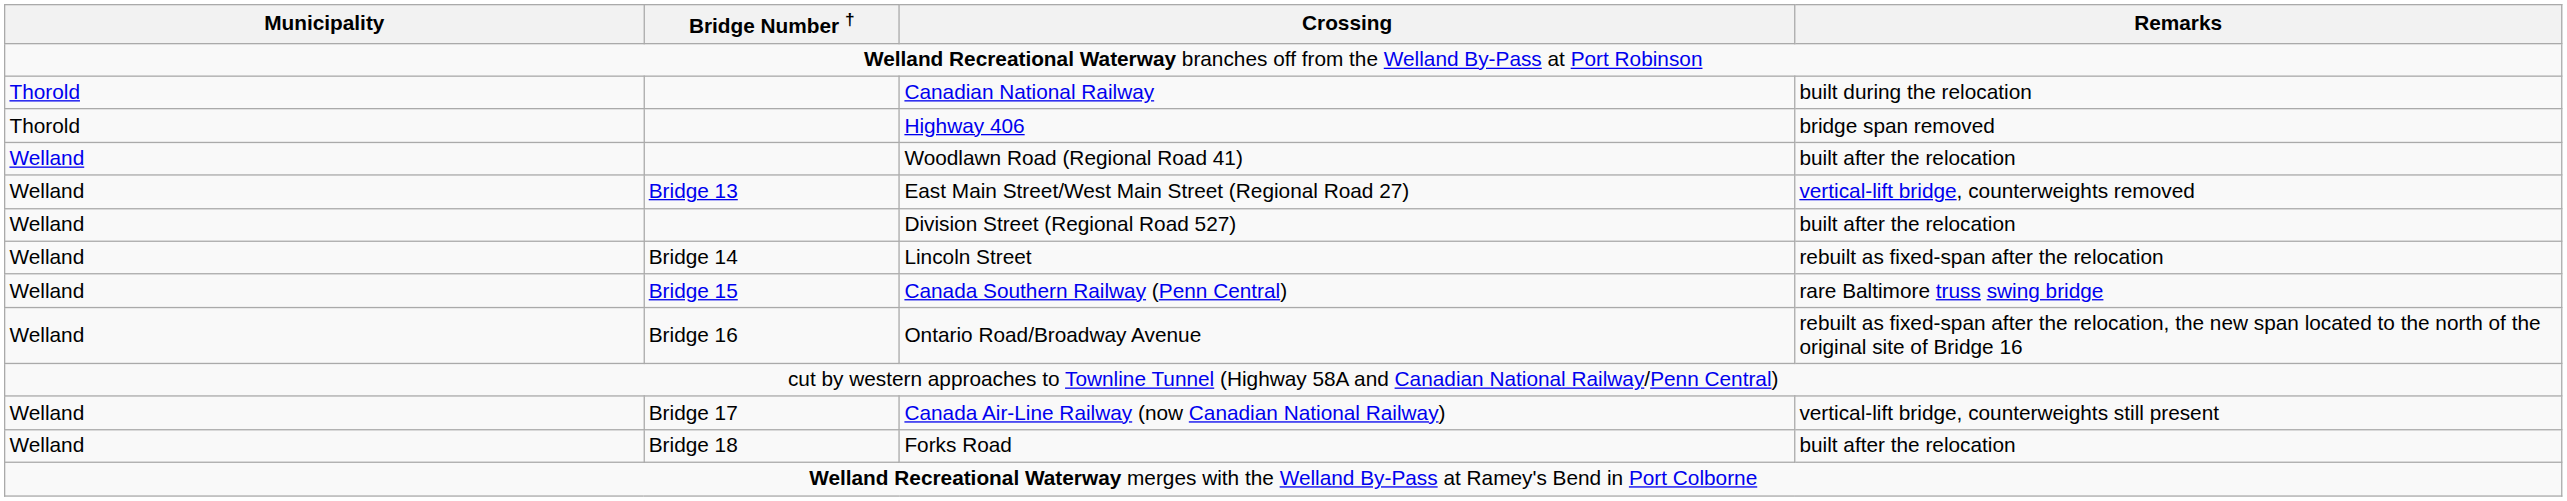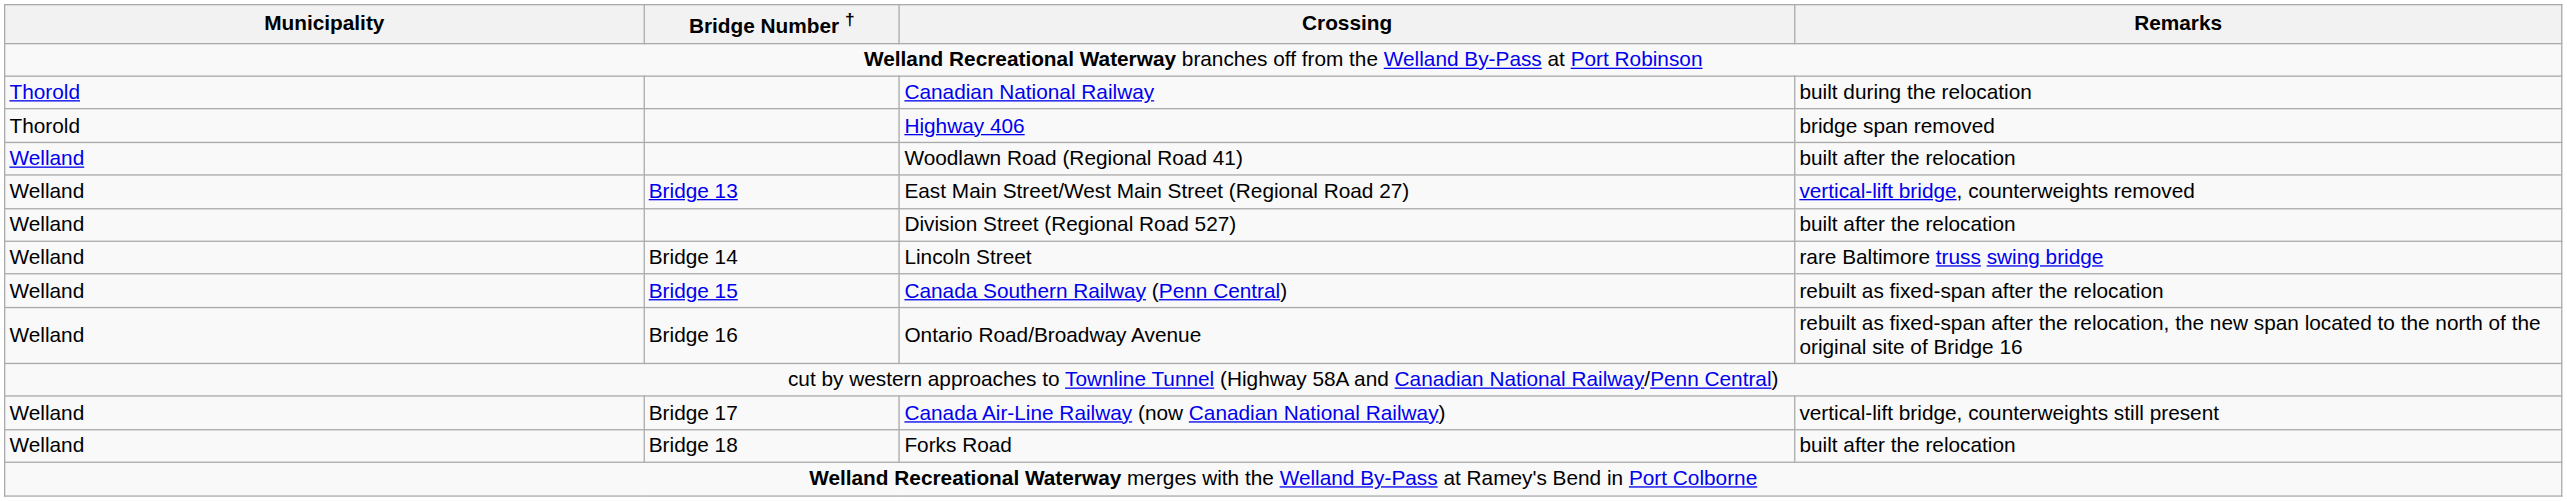(1981, 257) rebuilt as fixed-span after the relocation -> (1951, 257) rare Baltimore truss swing bridge
(1951, 290) rare Baltimore truss swing bridge -> (1981, 290) rebuilt as fixed-span after the relocation
